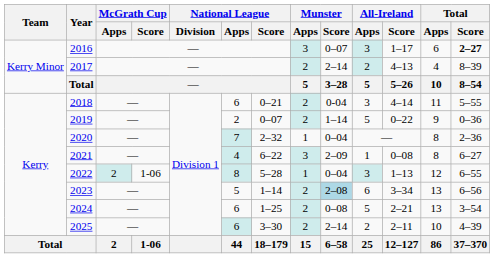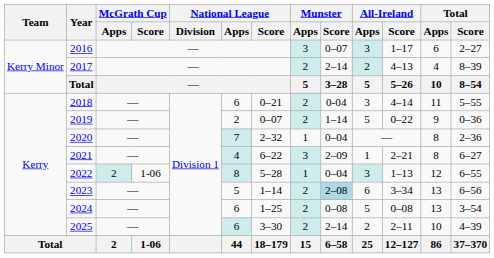(470, 48) bold -> (470, 48) normal
(402, 155) 0–08 -> (402, 155) 2–21
(402, 208) 2–21 -> (402, 208) 0–08
